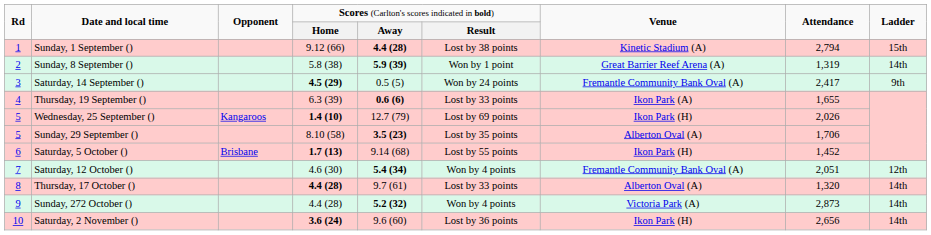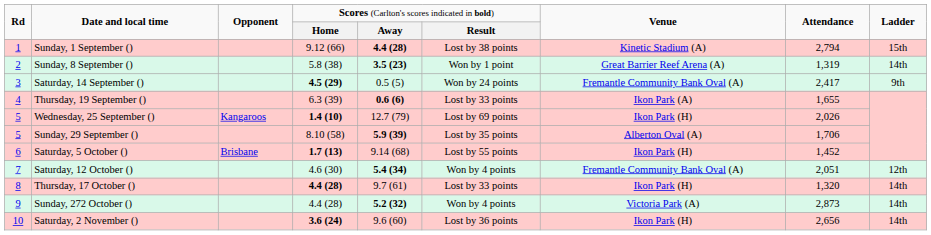(390, 65) 5.9 (39) -> (390, 65) 3.5 (23)
(390, 134) 3.5 (23) -> (390, 134) 5.9 (39)
(663, 186) Alberton Oval (A) -> (663, 186) Ikon Park (H)
